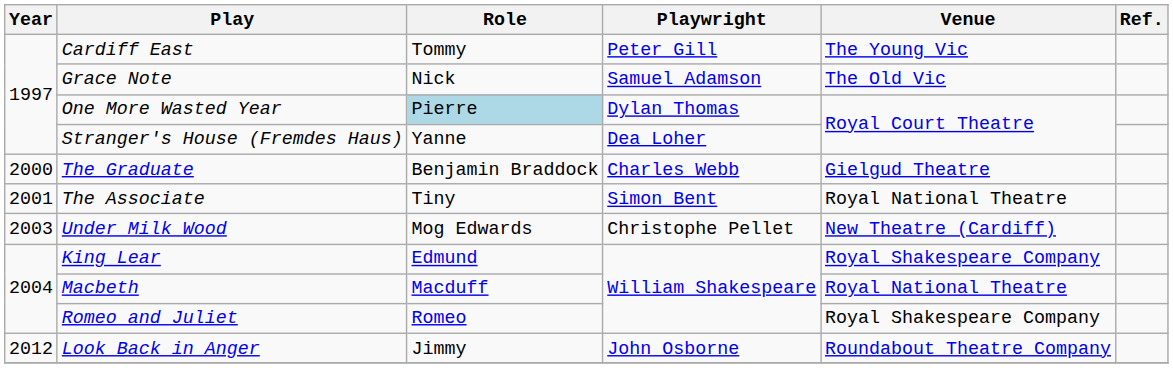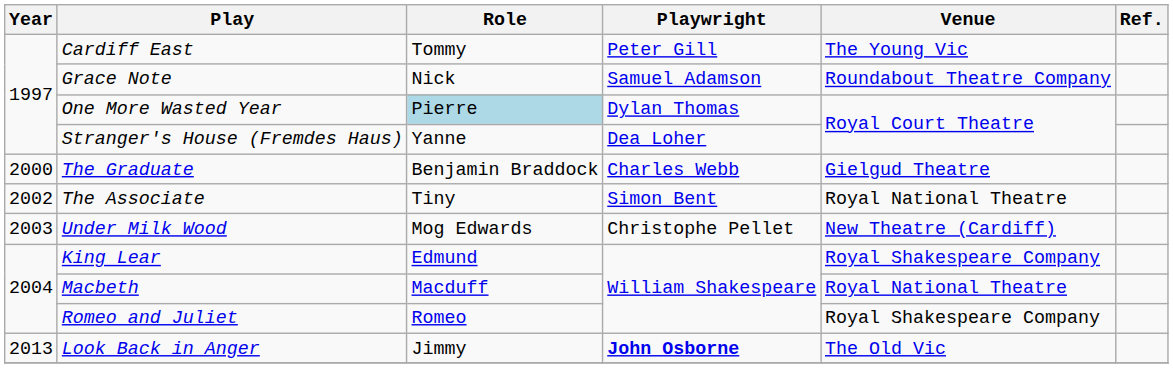(886, 79) The Old Vic -> (968, 79) Roundabout Theatre Company
(31, 199) 2001 -> (31, 199) 2002
(31, 348) 2012 -> (31, 348) 2013
(673, 348) normal -> (673, 348) bold
(968, 348) Roundabout Theatre Company -> (886, 348) The Old Vic
